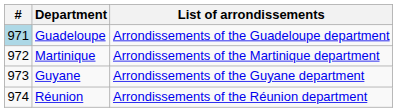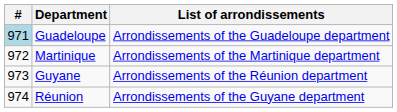(239, 76) Arrondissements of the Guyane department -> (240, 76) Arrondissements of the Réunion department
(240, 96) Arrondissements of the Réunion department -> (239, 96) Arrondissements of the Guyane department
